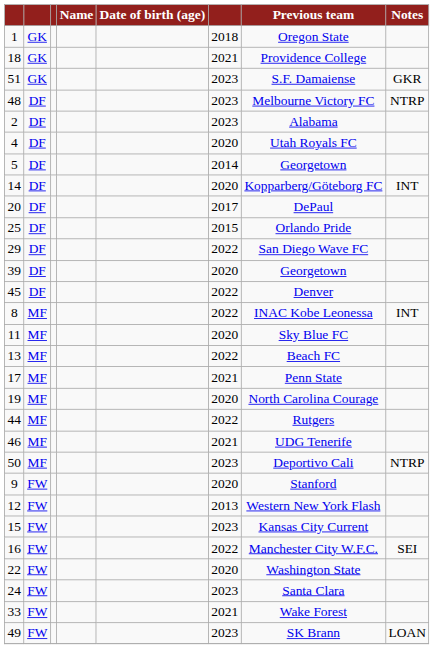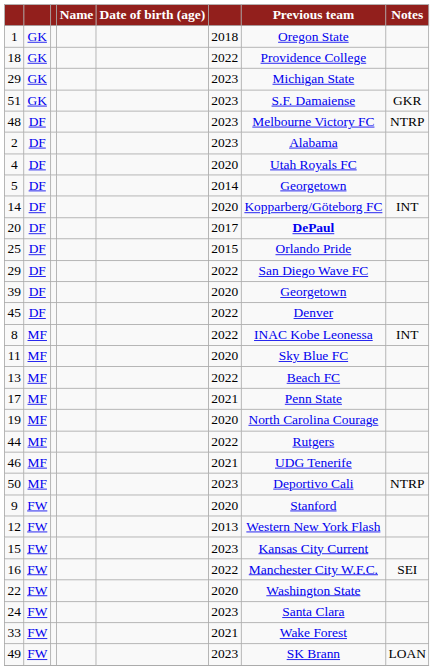(225, 57) 2021 -> (225, 57) 2022
+ row: (14, 79)
(313, 206) normal -> (313, 228) bold
